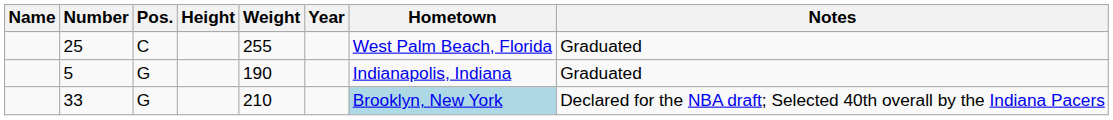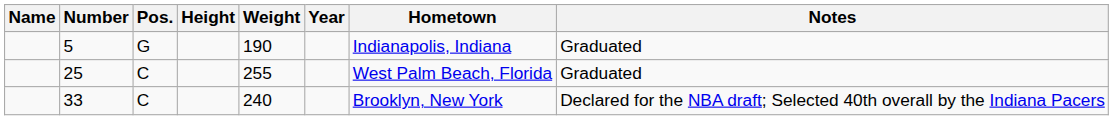rows swapped: (68, 73) <-> (73, 45)
(144, 100) G -> (143, 100) C
(257, 100) 210 -> (257, 100) 240
(428, 100) lightblue background -> (428, 100) no background
